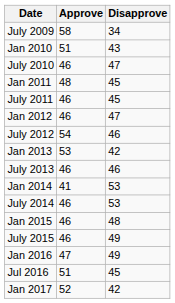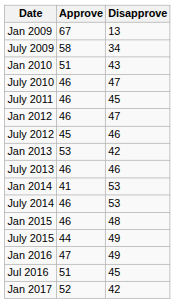+ row: (30, 31)
- row: (29, 83)
(65, 134) 54 -> (65, 134) 45
(65, 238) 46 -> (65, 238) 44
